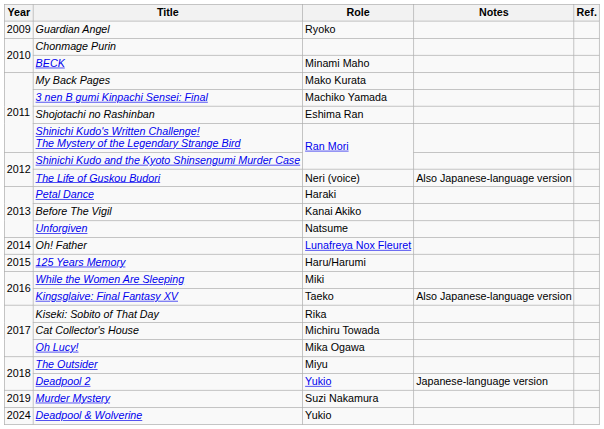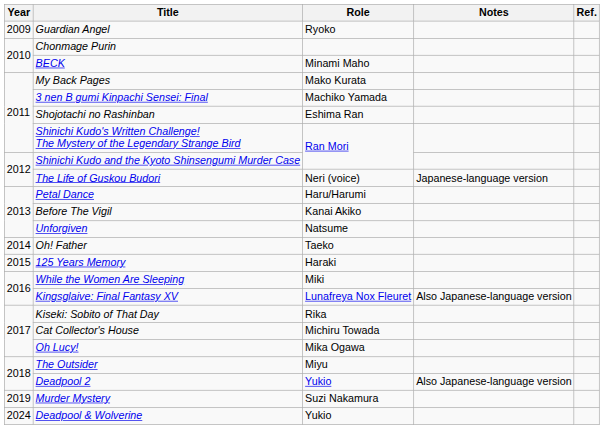(494, 178) Also Japanese-language version -> (482, 178) Japanese-language version
(321, 195) Haraki -> (336, 195) Haru/Harumi
(358, 246) Lunafreya Nox Fleuret -> (319, 246) Taeko
(336, 263) Haru/Harumi -> (321, 263) Haraki
(319, 297) Taeko -> (358, 297) Lunafreya Nox Fleuret
(482, 382) Japanese-language version -> (494, 382) Also Japanese-language version
